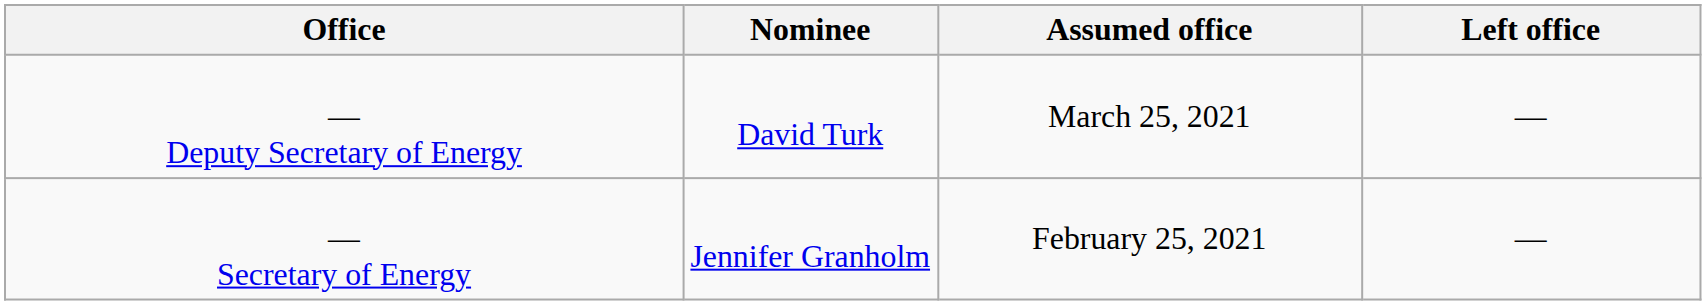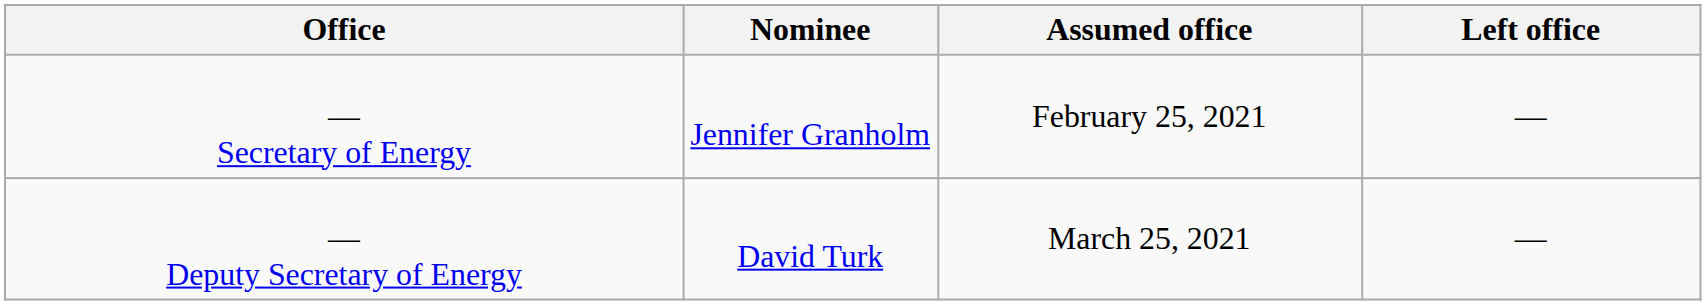rows swapped: (344, 256) <-> (344, 133)
